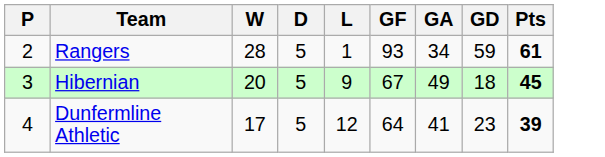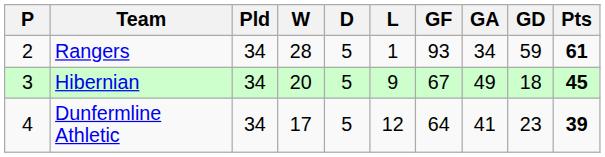+ column: (255, 20)
